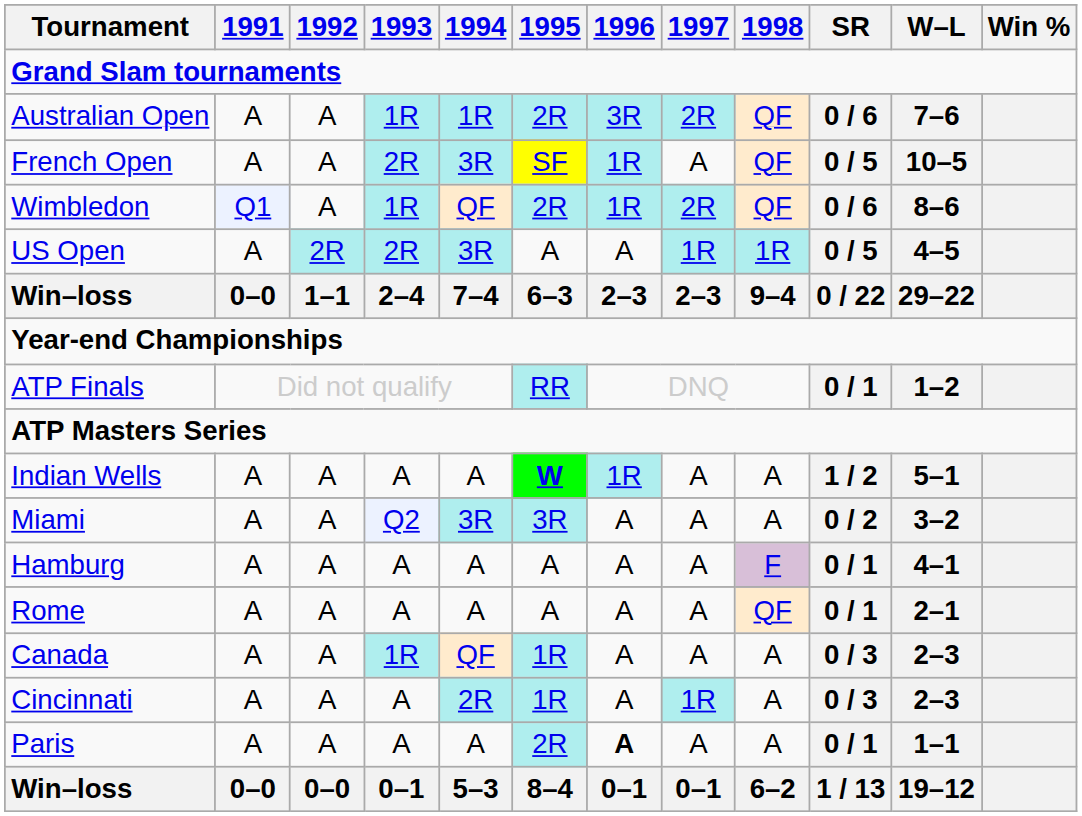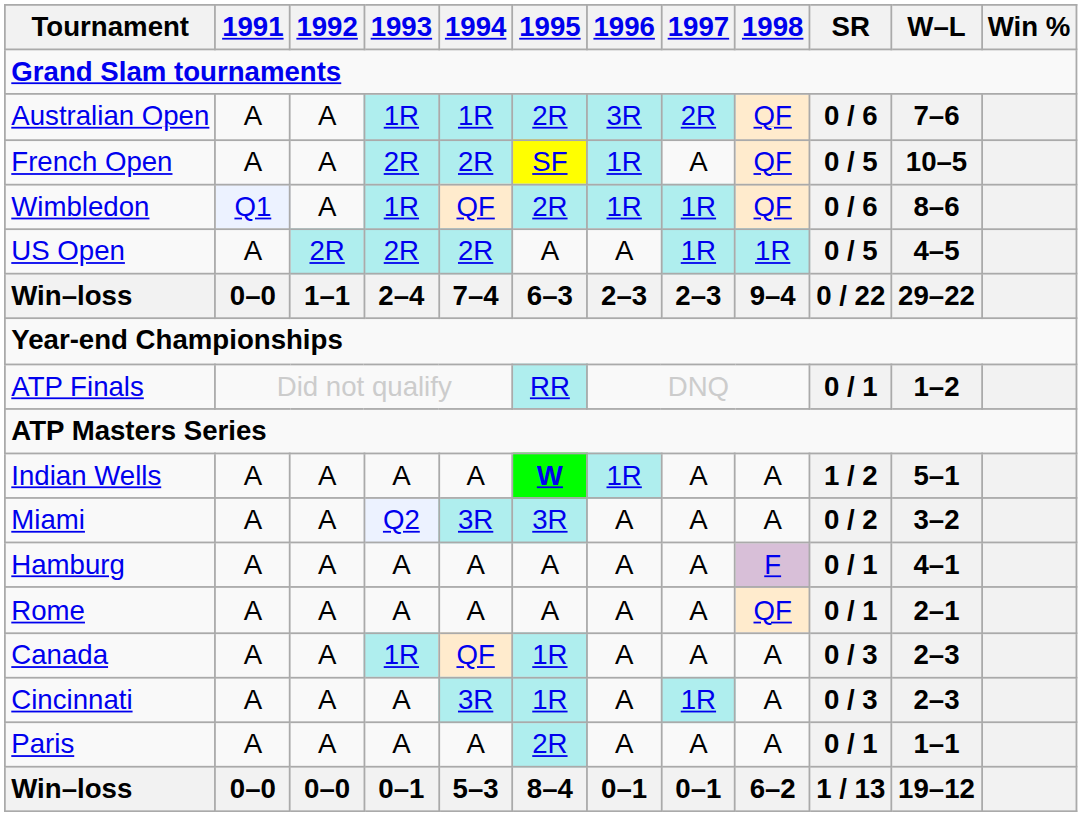(476, 160) 3R -> (476, 160) 2R
(698, 205) 2R -> (698, 205) 1R
(476, 250) 3R -> (476, 250) 2R
(476, 698) 2R -> (476, 698) 3R
(624, 743) bold -> (624, 743) normal
